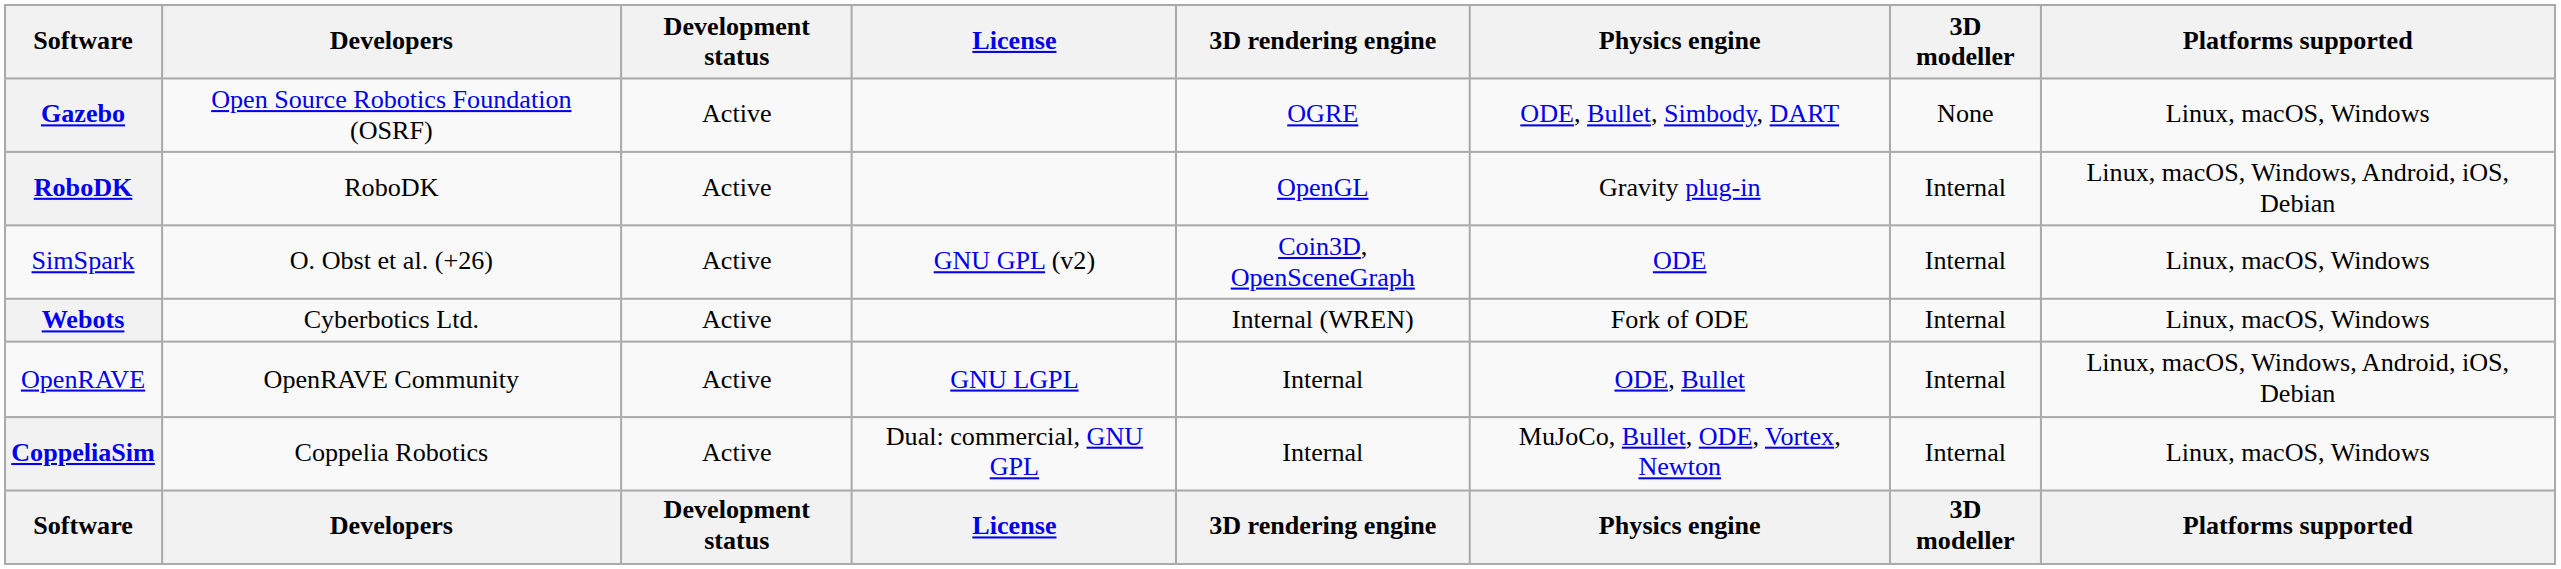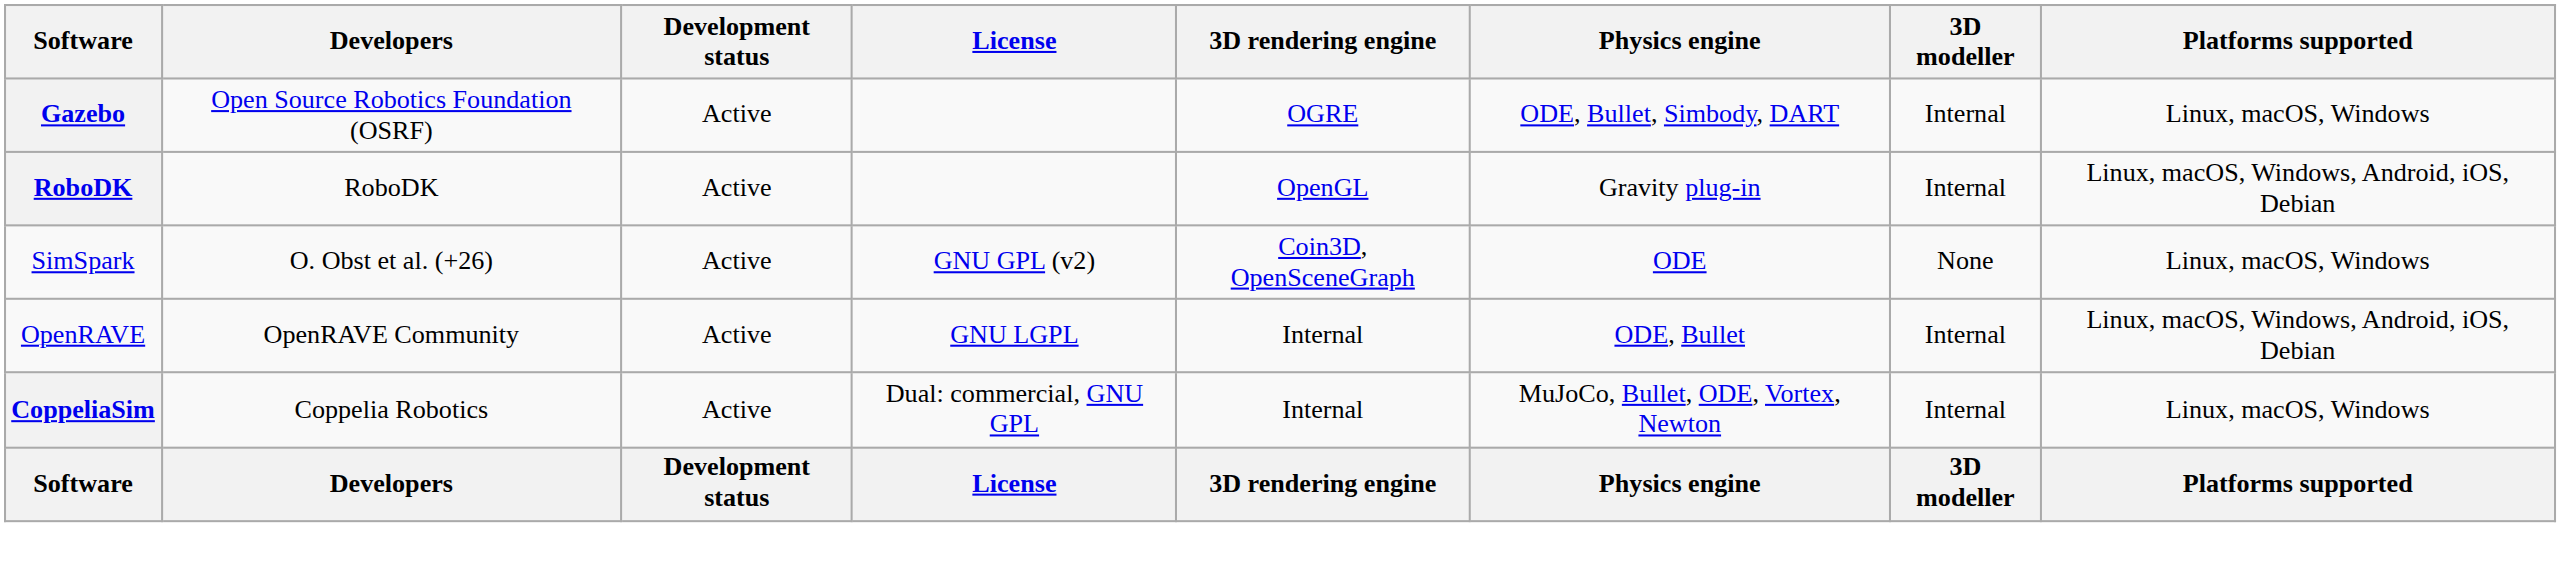(1965, 114) None -> (1965, 114) Internal
(1965, 262) Internal -> (1965, 262) None
- row: (83, 320)
